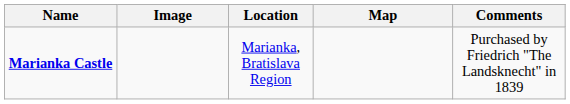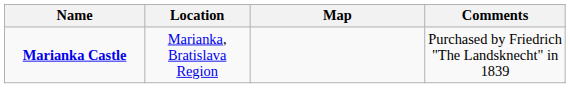- column: (173, 15)
